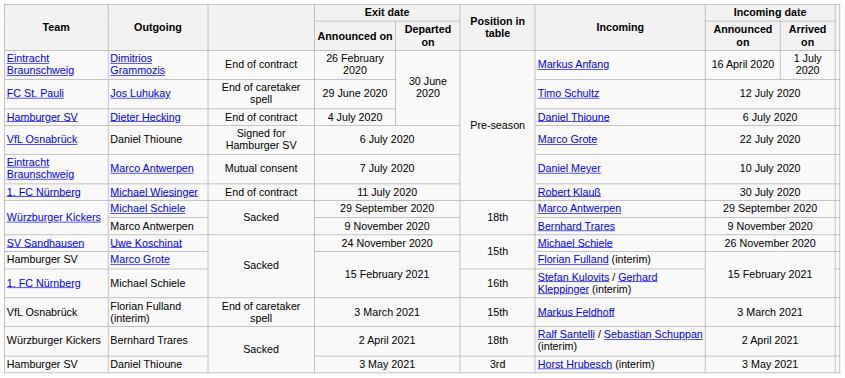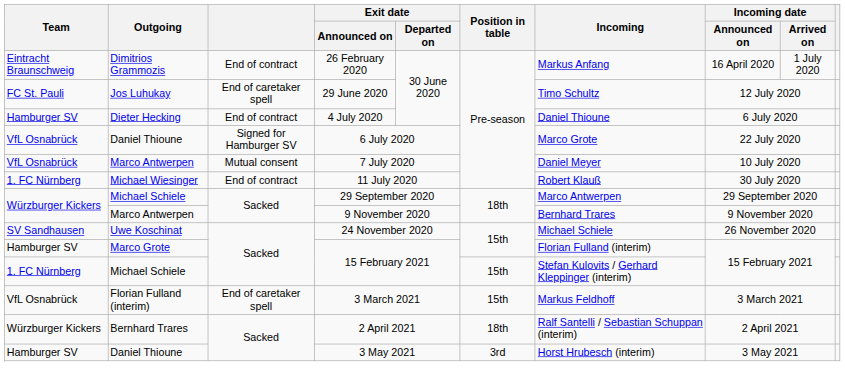(40, 169) Eintracht Braunschweig -> (42, 163) VfL Osnabrück
(498, 283) 16th -> (498, 271) 15th
